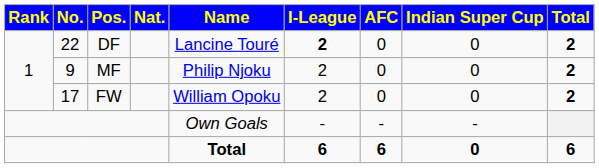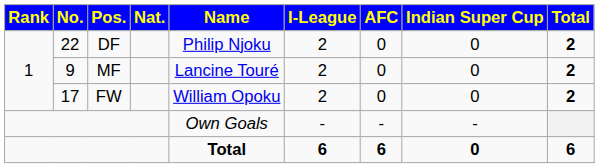(227, 44) Lancine Touré -> (227, 44) Philip Njoku
(322, 44) bold -> (322, 44) normal
(227, 70) Philip Njoku -> (227, 70) Lancine Touré
